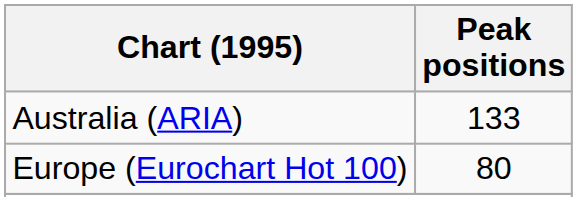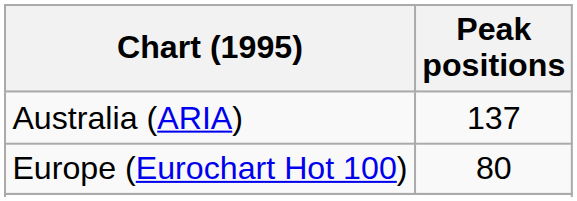(494, 117) 133 -> (494, 117) 137
